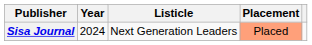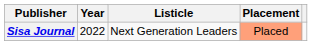(92, 31) 2024 -> (92, 31) 2022
